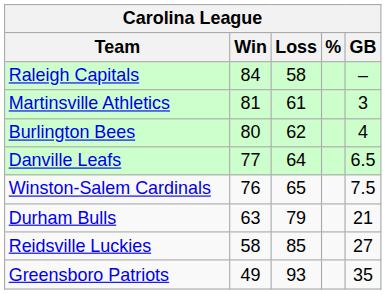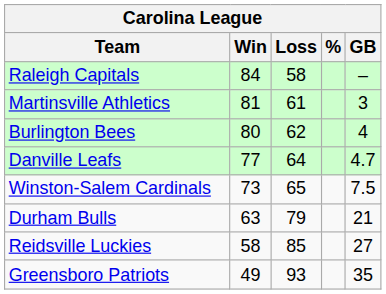(363, 160) 6.5 -> (363, 160) 4.7
(251, 189) 76 -> (251, 189) 73
